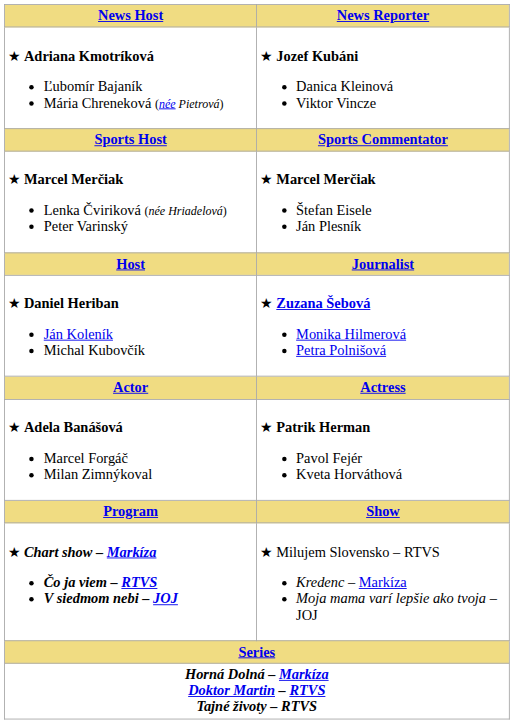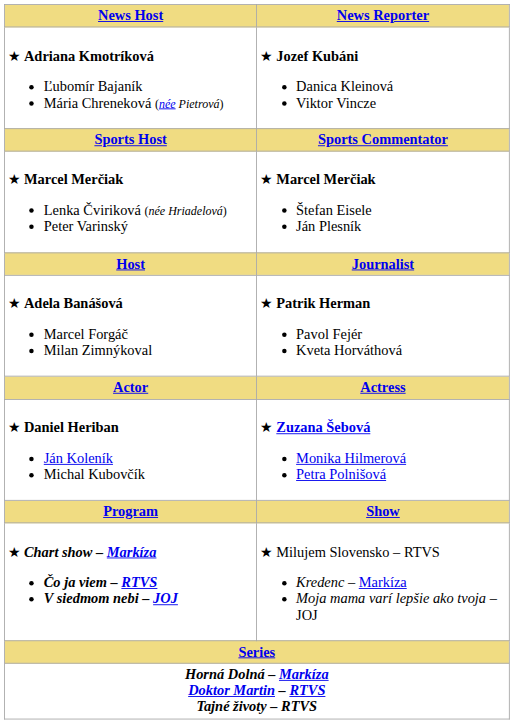rows swapped: (131, 451) <-> (131, 327)
